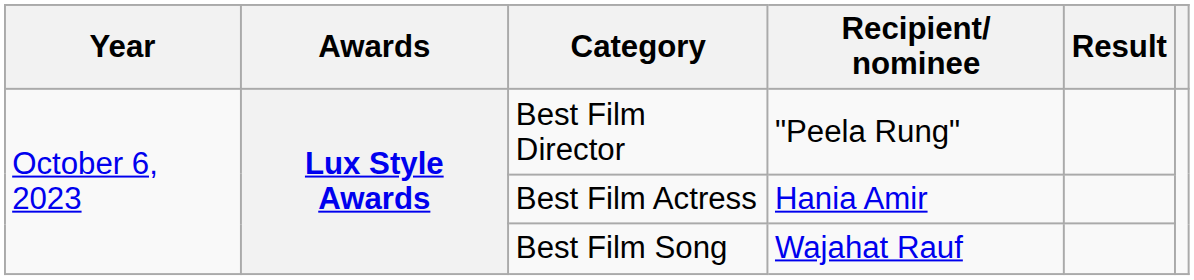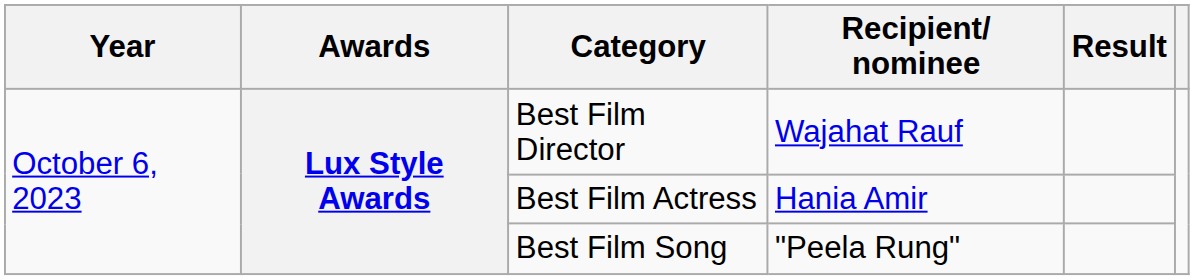(868, 131) "Peela Rung" -> (869, 131) Wajahat Rauf
(869, 247) Wajahat Rauf -> (868, 247) "Peela Rung"
